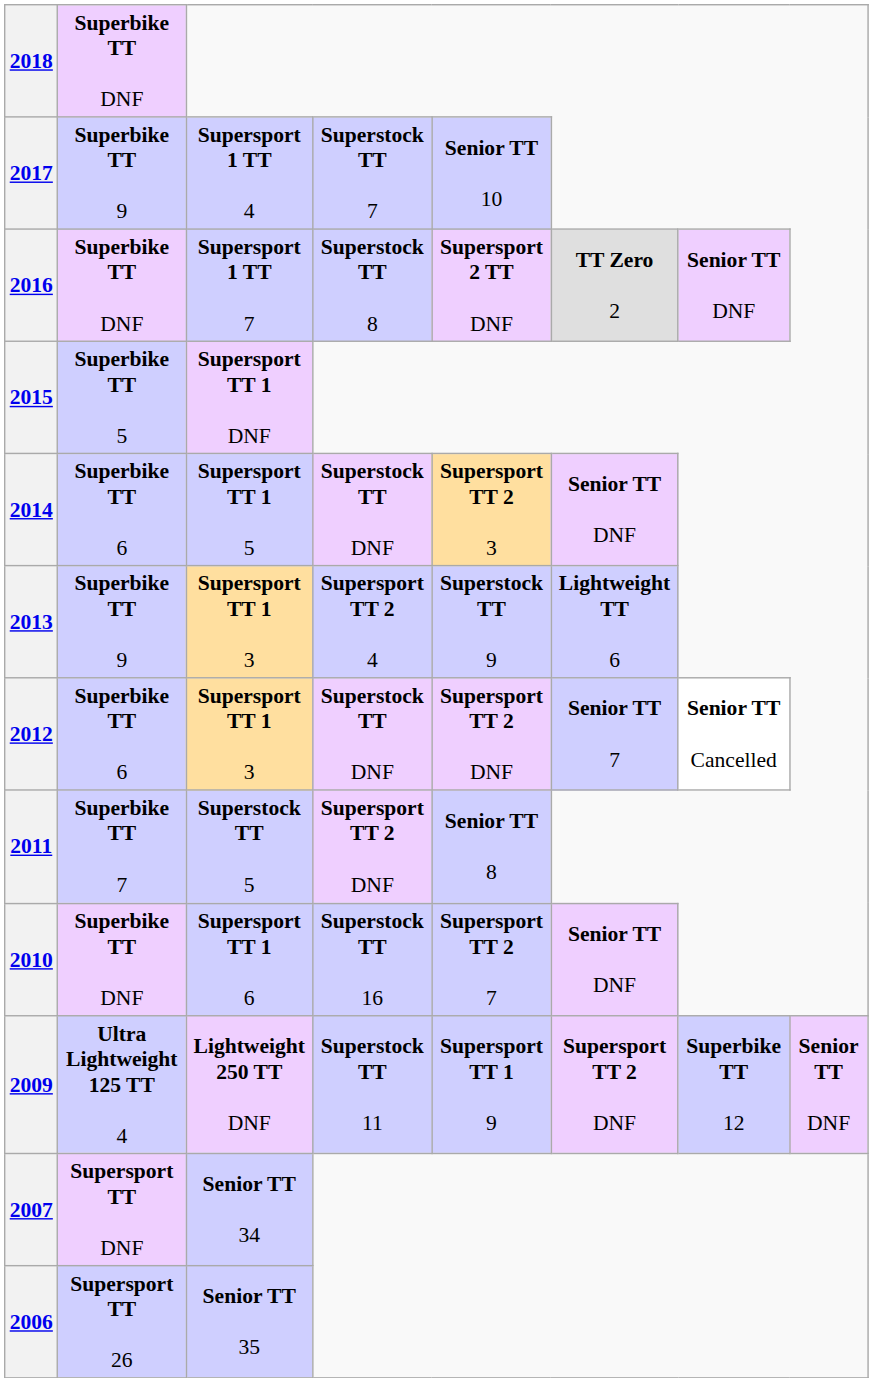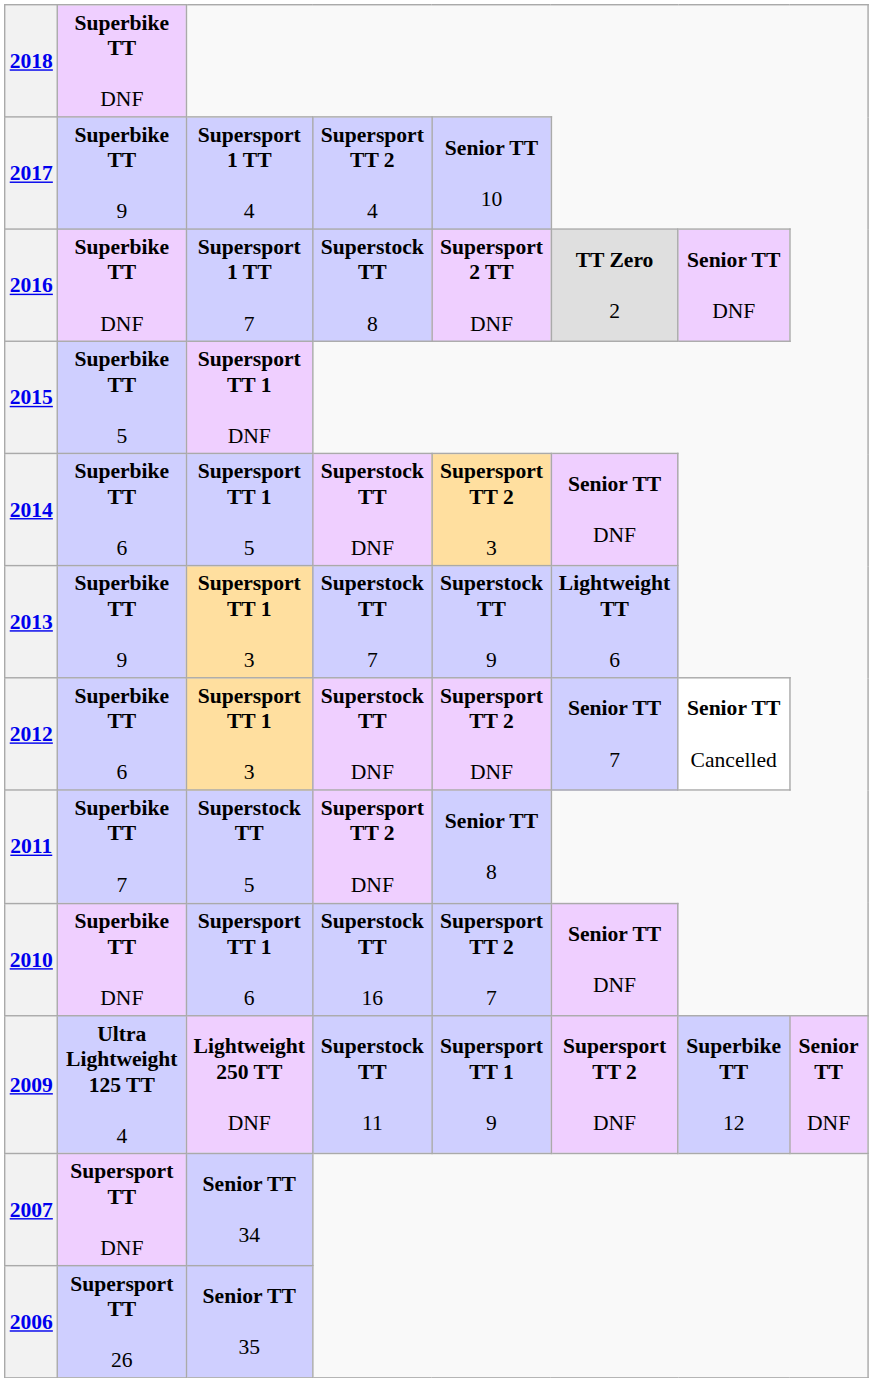(372, 173) Superstock TT 7 -> (372, 173) Supersport TT 2 4
(372, 622) Supersport TT 2 4 -> (372, 622) Superstock TT 7
